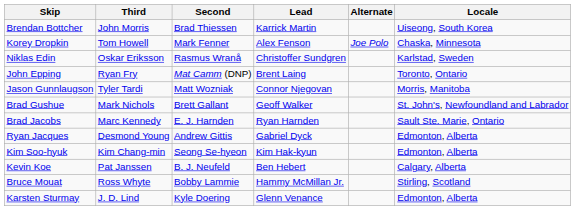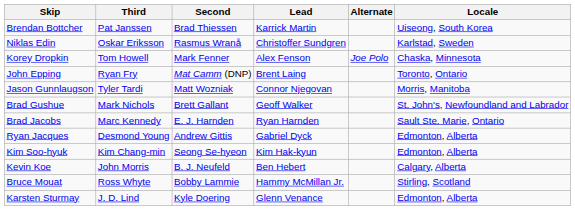(123, 27) John Morris -> (125, 27) Pat Janssen
rows swapped: (37, 43) <-> (31, 58)
(125, 167) Pat Janssen -> (123, 167) John Morris
